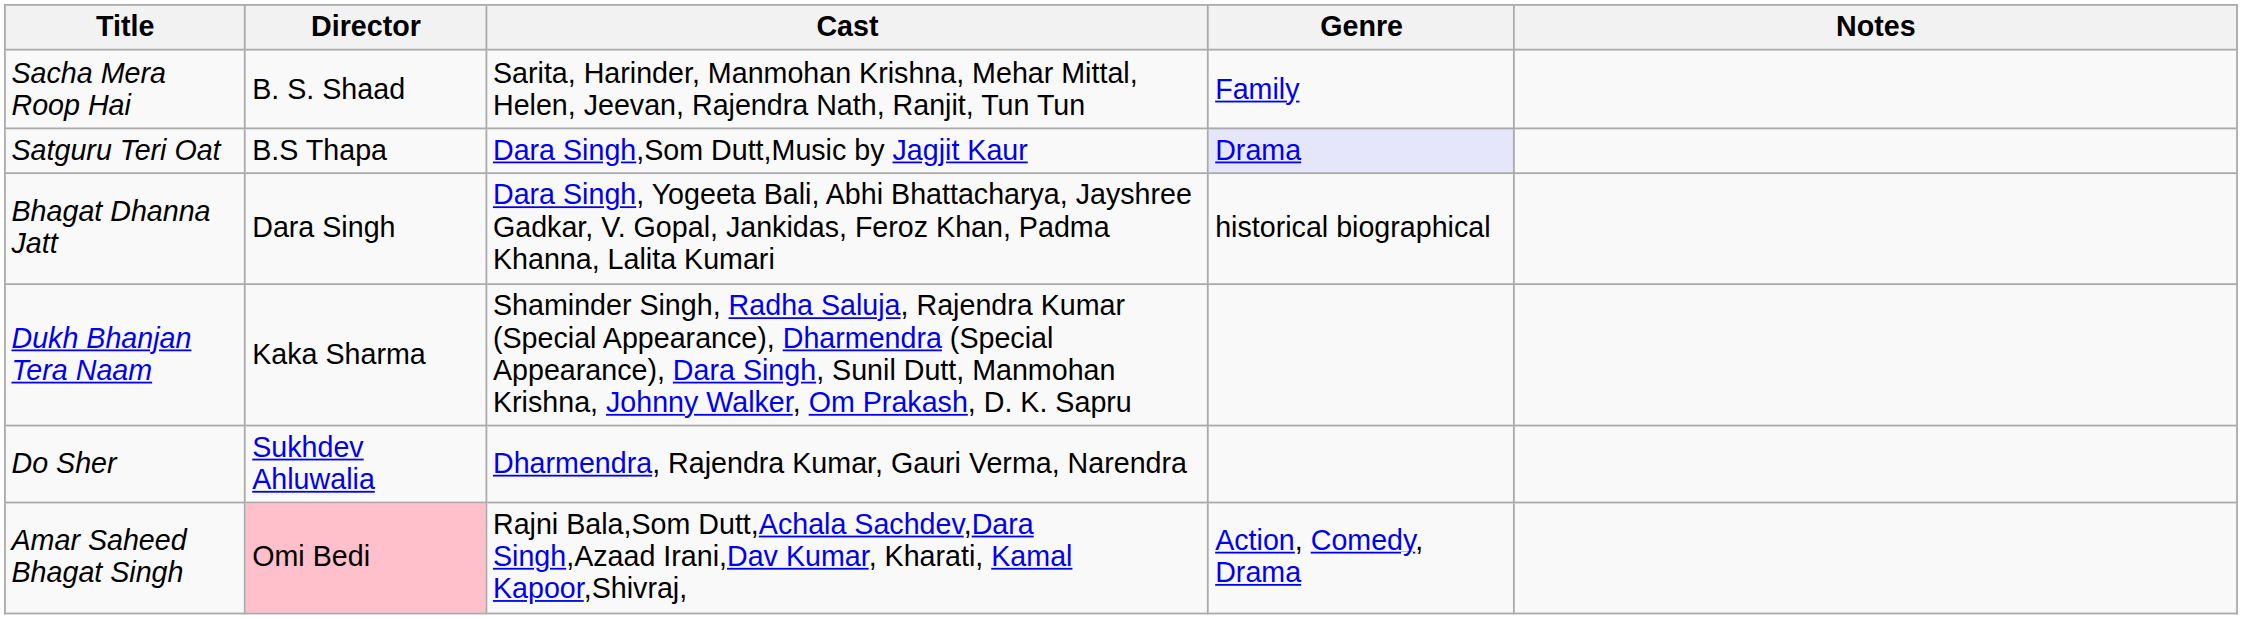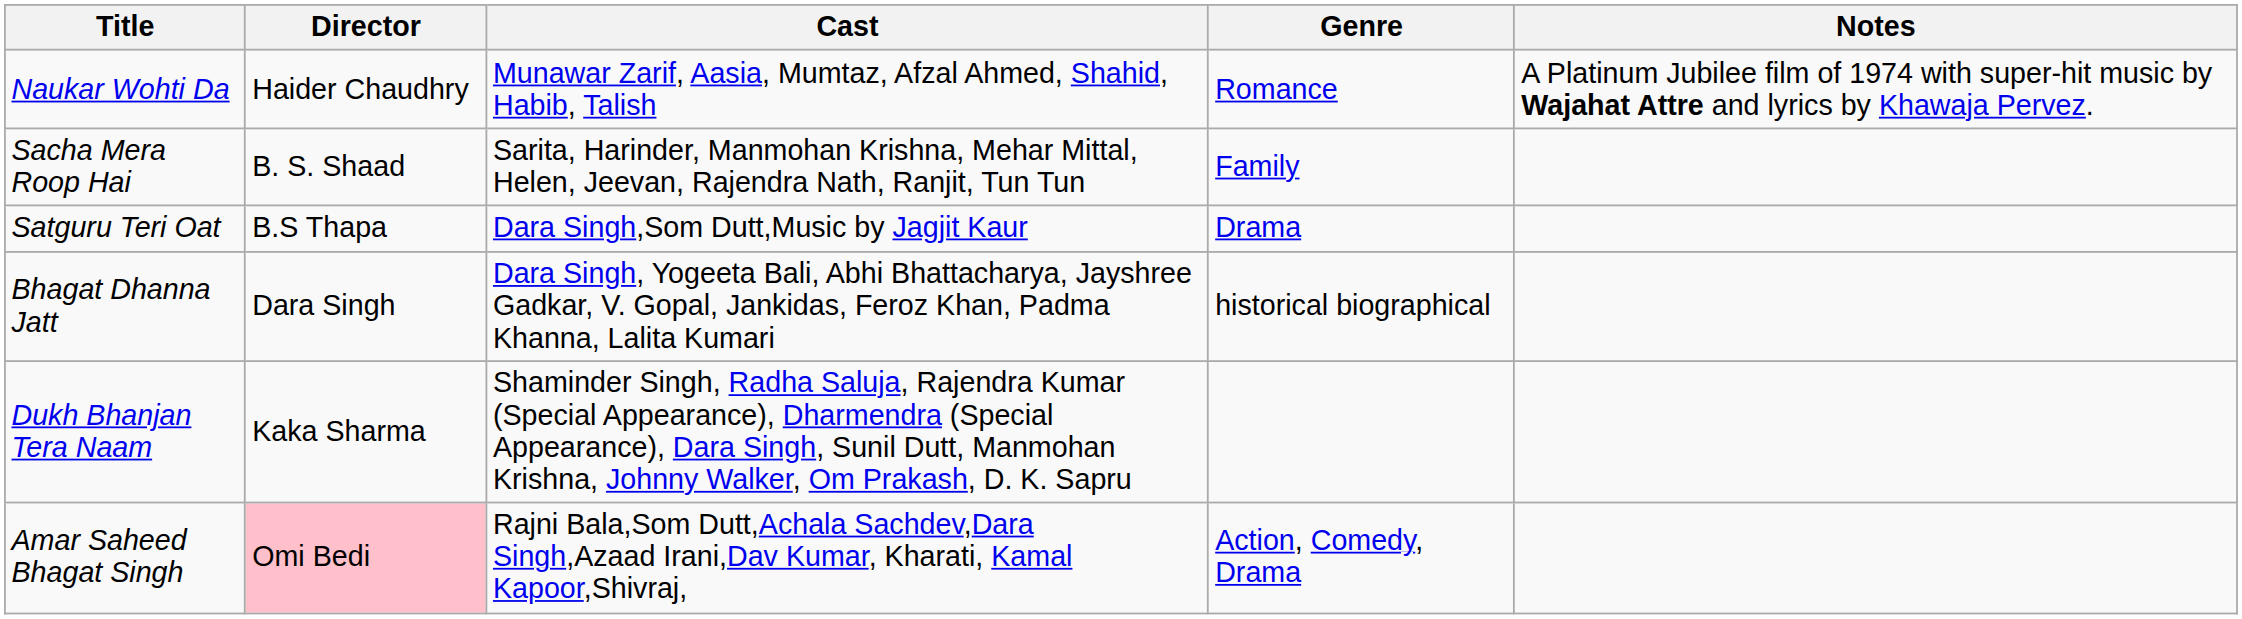+ row: (121, 88)
(1258, 150) lavender background -> (1258, 227) no background
- row: (64, 463)
